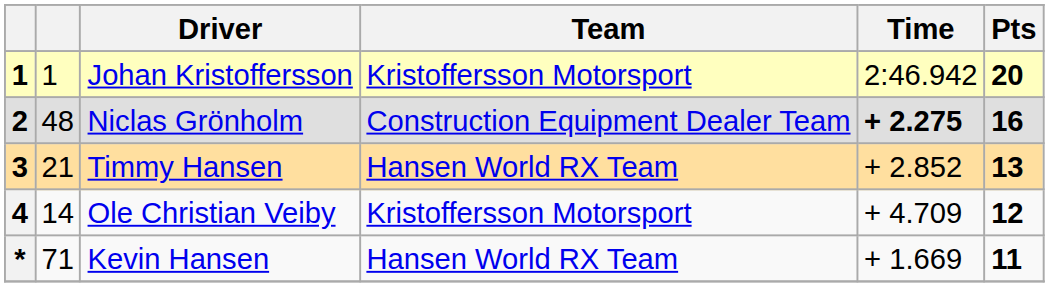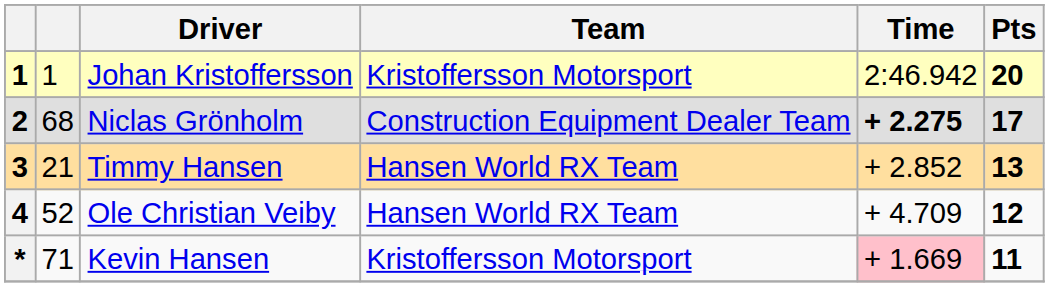(58, 121) 48 -> (58, 121) 68
(1007, 121) 16 -> (1007, 121) 17
(58, 213) 14 -> (58, 213) 52
(529, 213) Kristoffersson Motorsport -> (522, 213) Hansen World RX Team
(522, 259) Hansen World RX Team -> (529, 259) Kristoffersson Motorsport
(913, 259) no background -> (913, 259) pink background
